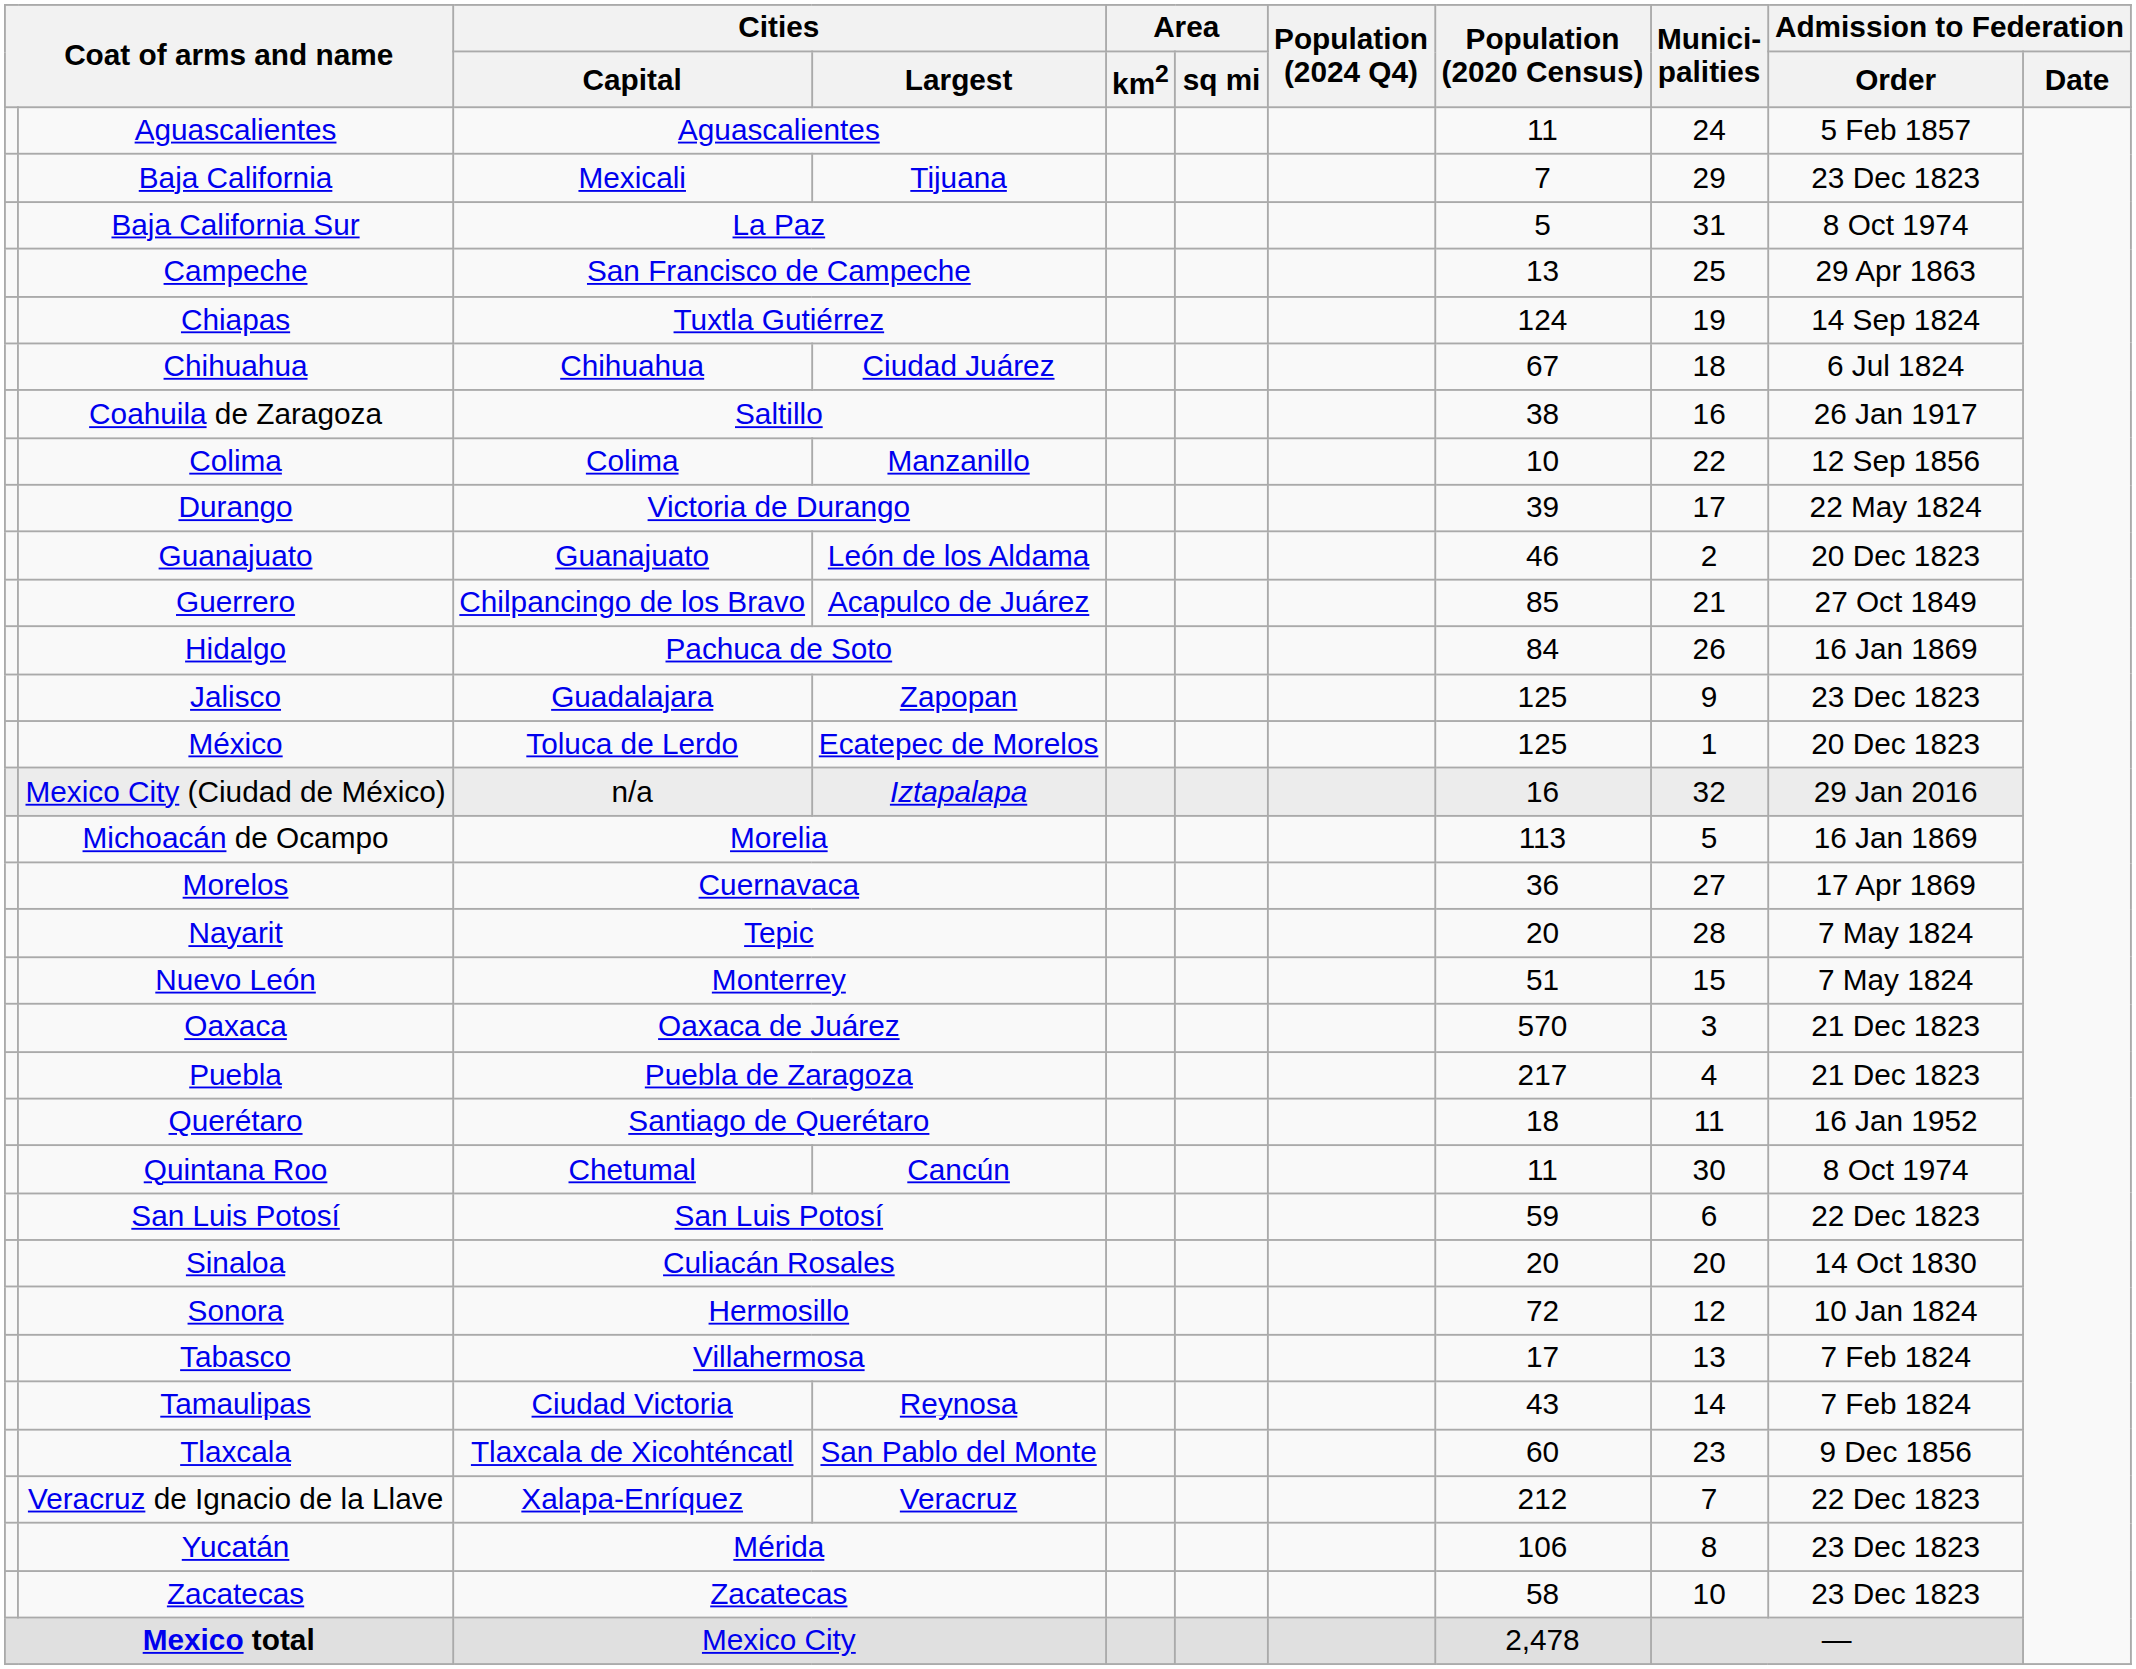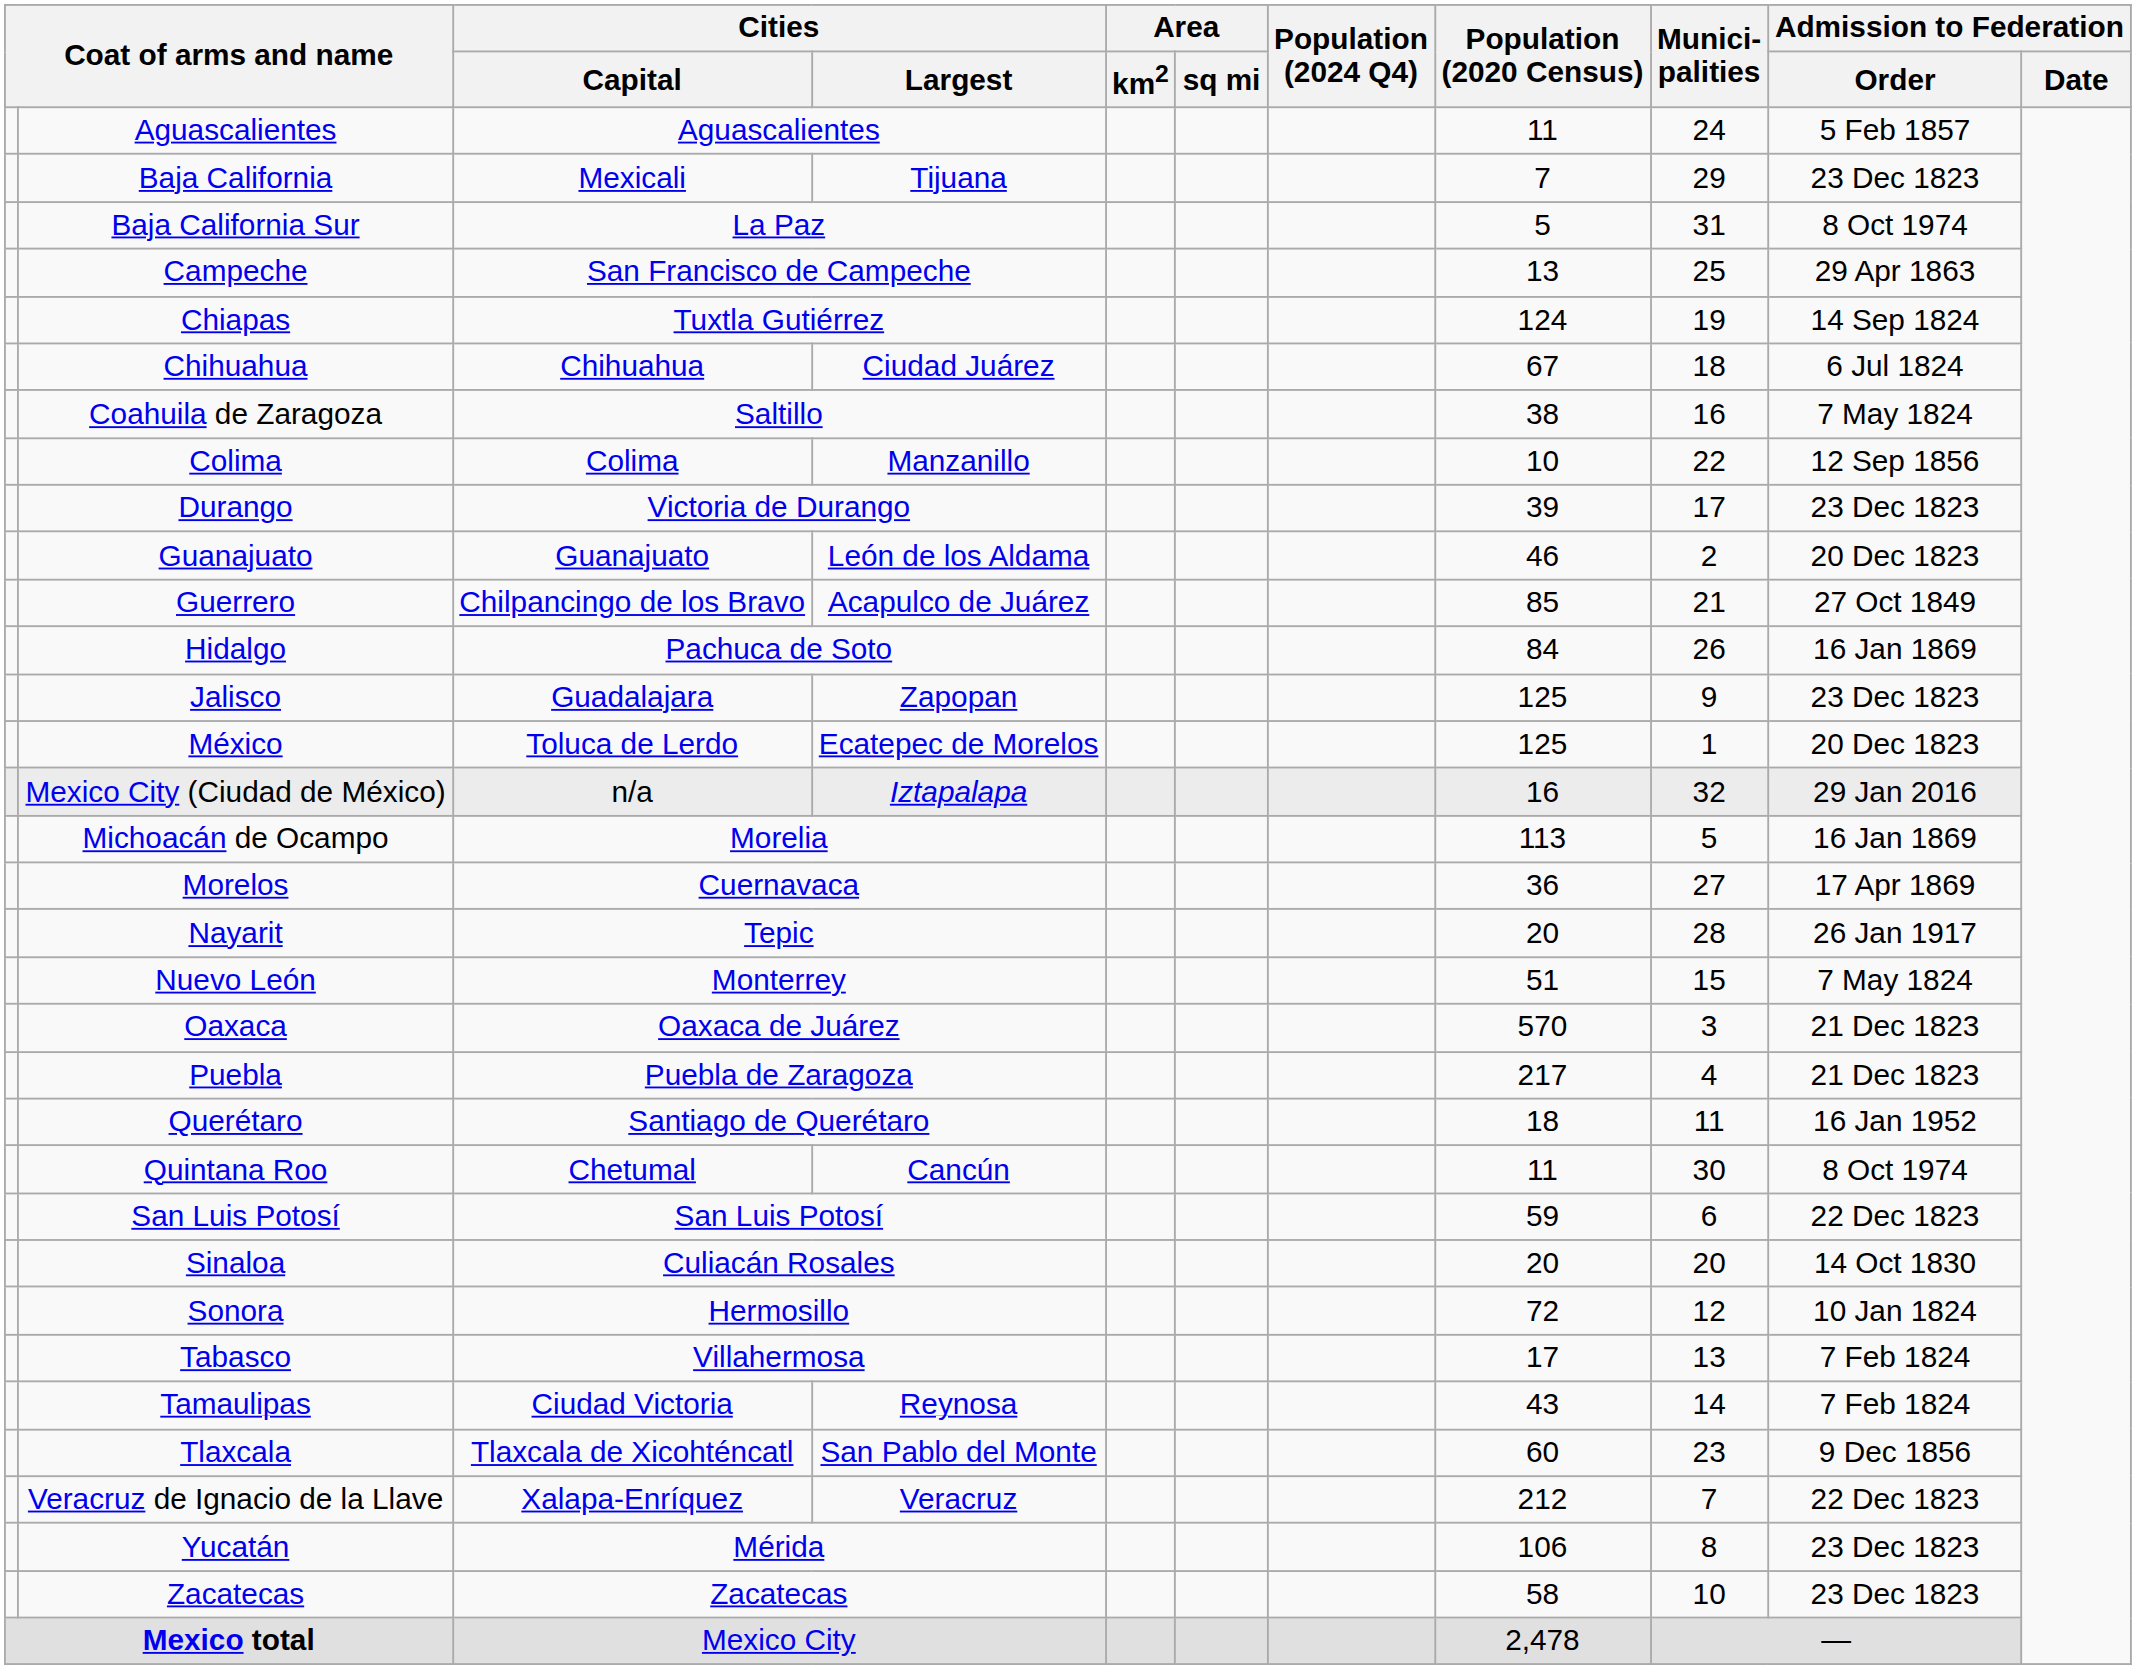(1896, 413) 26 Jan 1917 -> (1895, 413) 7 May 1824
(1896, 508) 22 May 1824 -> (1895, 508) 23 Dec 1823
(1896, 932) 7 May 1824 -> (1895, 932) 26 Jan 1917
